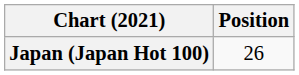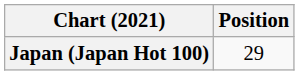(254, 53) 26 -> (254, 53) 29
